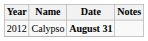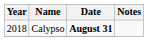(17, 28) 2012 -> (17, 28) 2018
